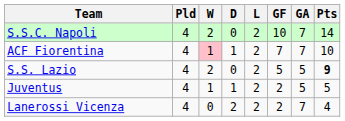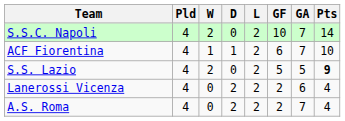(210, 51) pink background -> (210, 51) no background
(279, 51) 7 -> (279, 51) 6
- row: (35, 88)
(302, 107) 7 -> (302, 88) 6
+ row: (38, 107)
